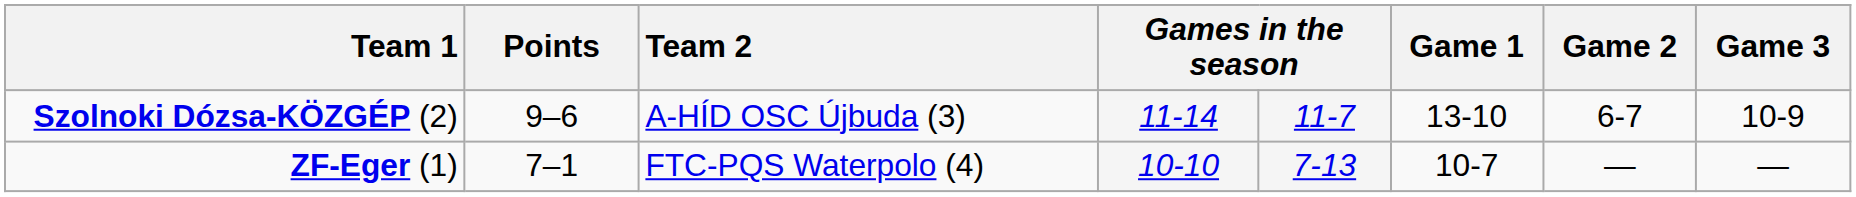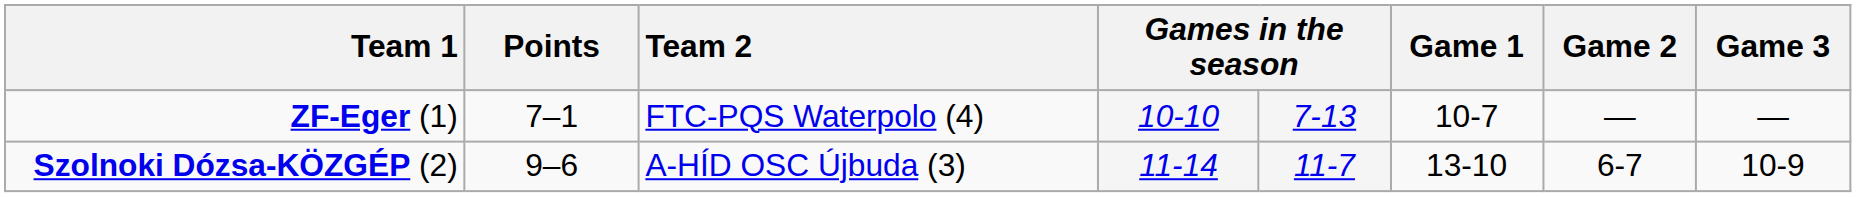rows swapped: (374, 165) <-> (246, 115)
